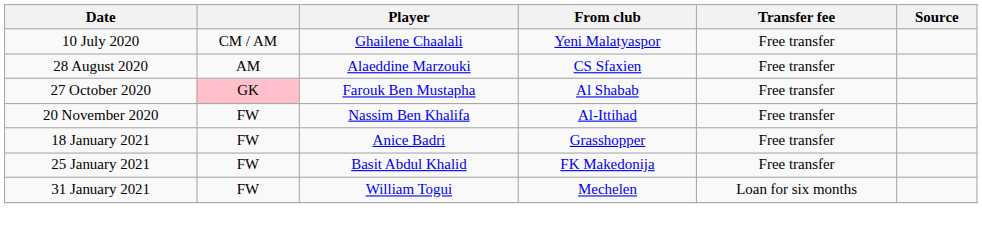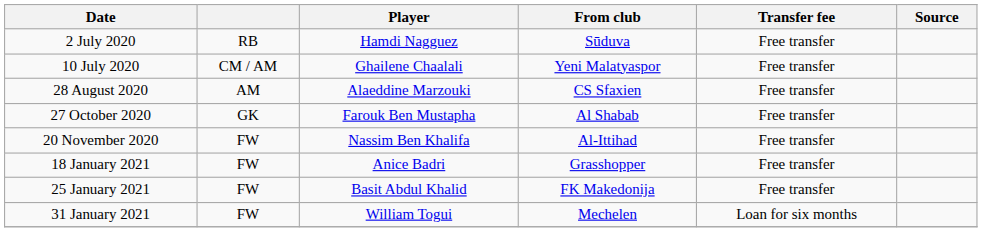+ row: (101, 41)
(248, 90) pink background -> (248, 115) no background
